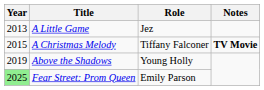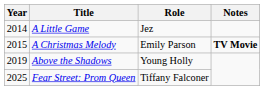(17, 28) 2013 -> (17, 28) 2014
(174, 45) Tiffany Falconer -> (168, 45) Emily Parson
(17, 77) lightgreen background -> (17, 77) no background
(168, 77) Emily Parson -> (174, 77) Tiffany Falconer
